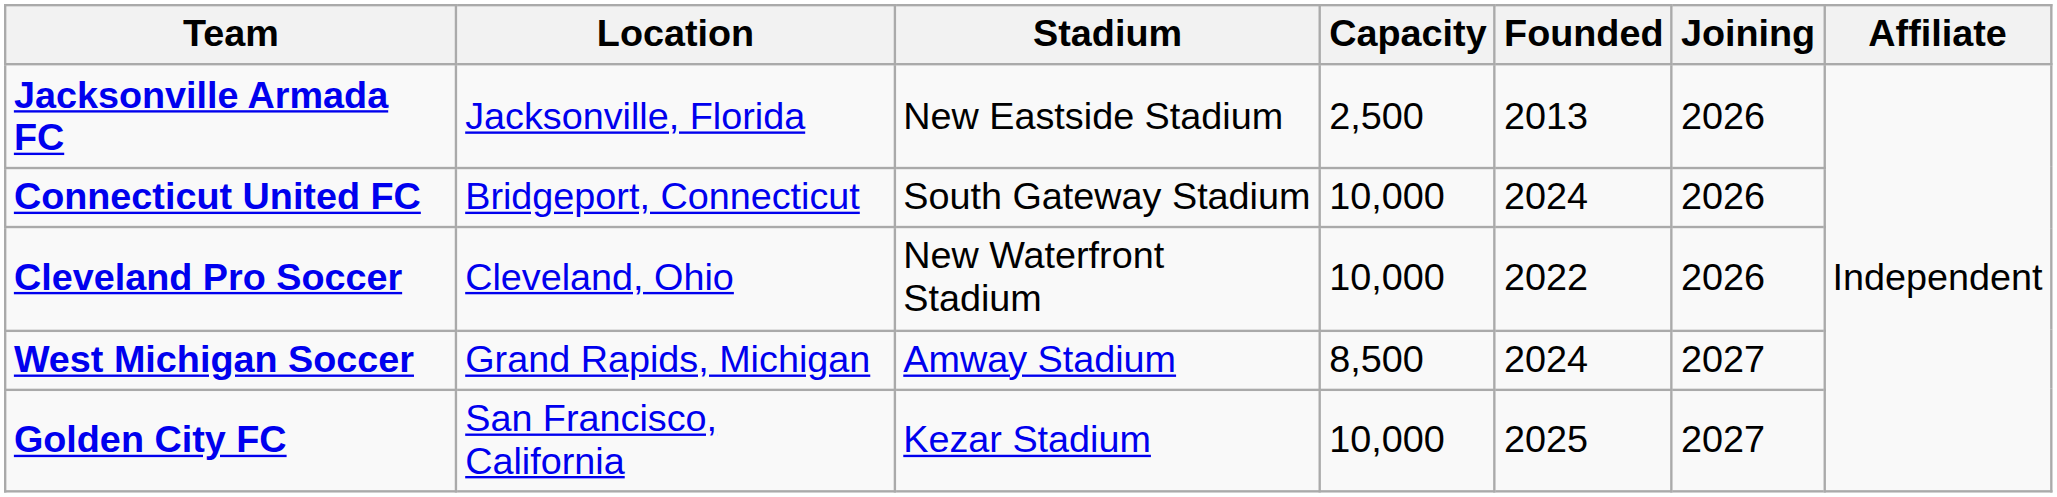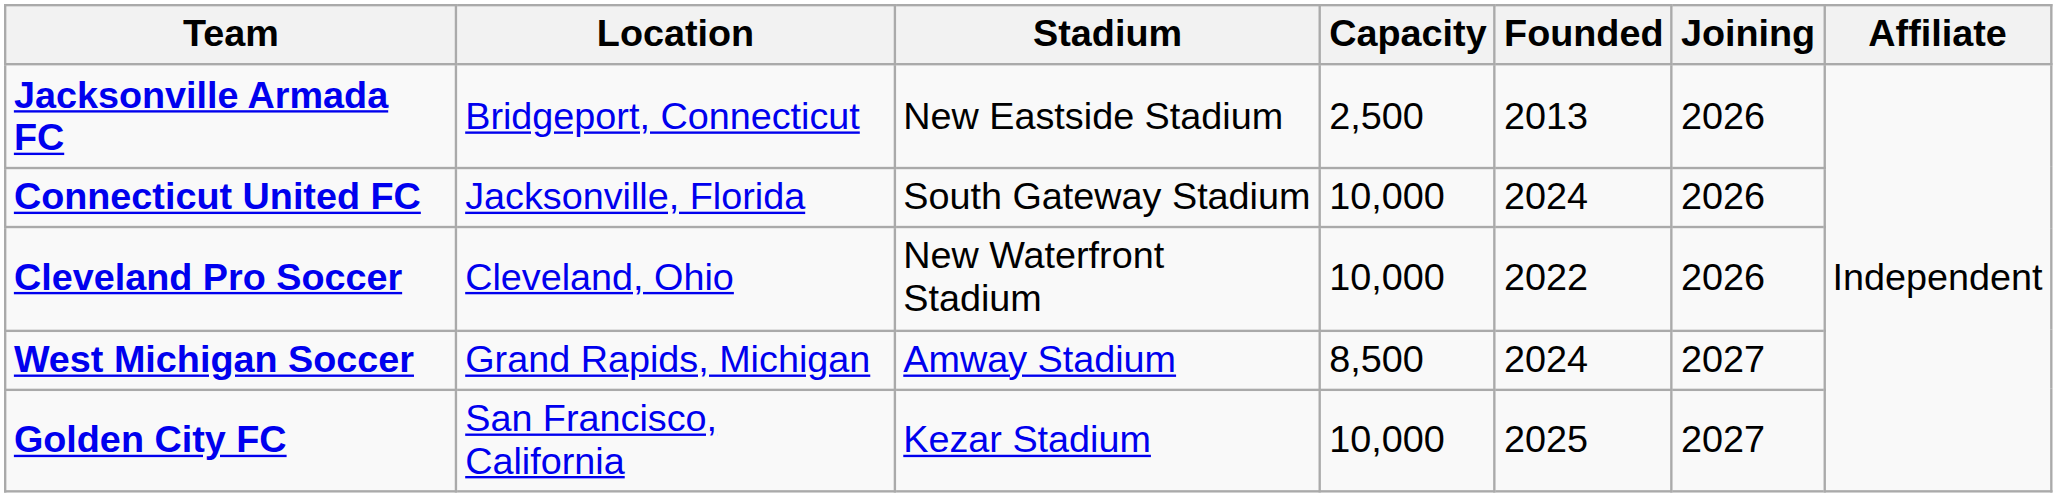(635, 115) Jacksonville, Florida -> (662, 115) Bridgeport, Connecticut
(662, 196) Bridgeport, Connecticut -> (635, 196) Jacksonville, Florida
